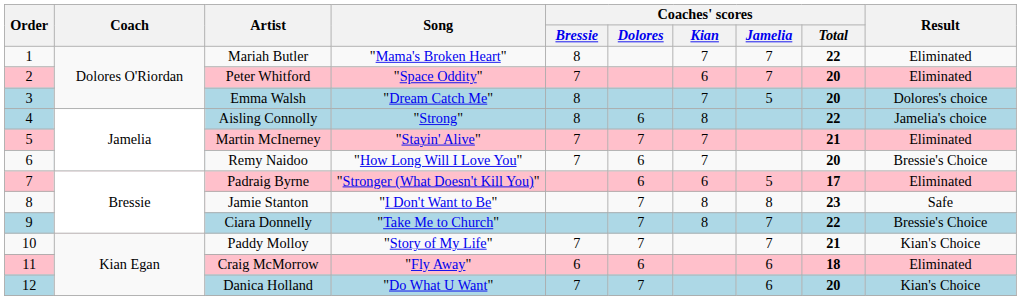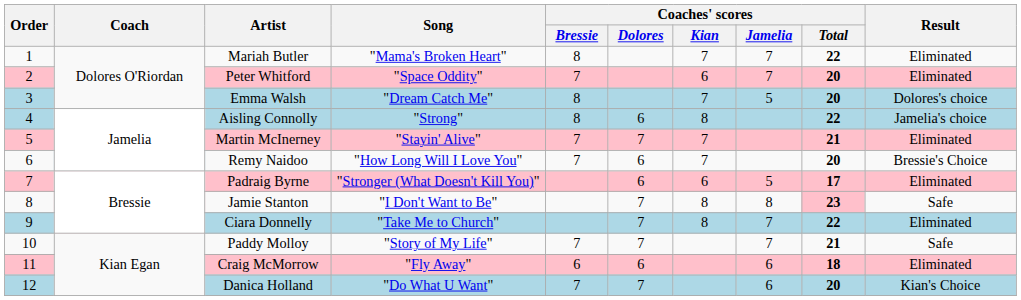(833, 202) no background -> (833, 202) pink background
(940, 222) Bressie's Choice -> (940, 222) Eliminated
(940, 243) Kian's Choice -> (940, 243) Safe
